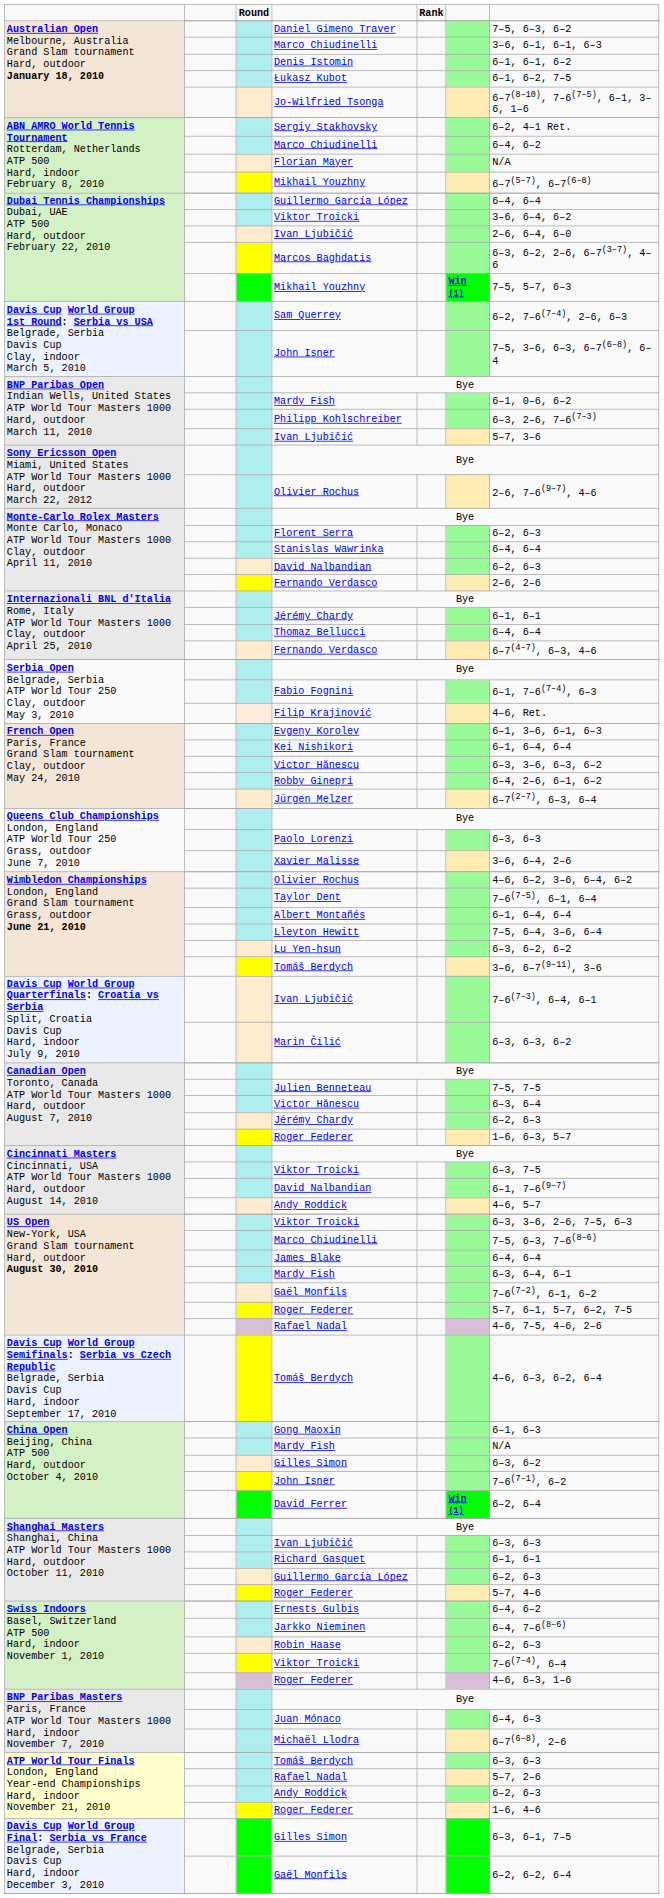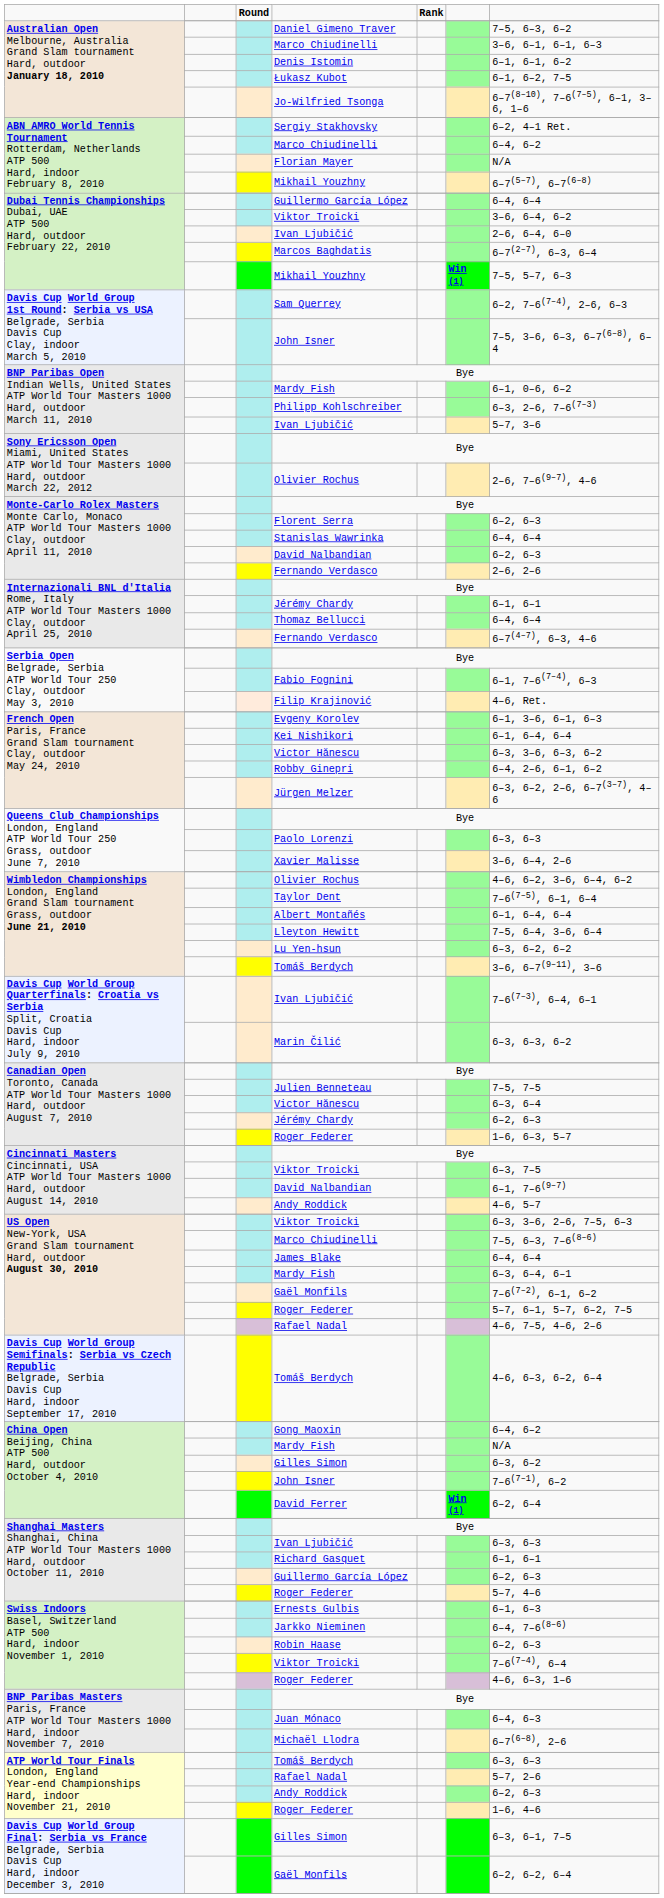(572, 258) 6–3, 6–2, 2–6, 6–7(3–7), 4–6 -> (544, 252) 6–7(2–7), 6–3, 6–4
(544, 799) 6–7(2–7), 6–3, 6–4 -> (572, 793) 6–3, 6–2, 2–6, 6–7(3–7), 4–6
(517, 1430) 6–1, 6–3 -> (517, 1430) 6–4, 6–2
(517, 1610) 6–4, 6–2 -> (517, 1610) 6–1, 6–3
